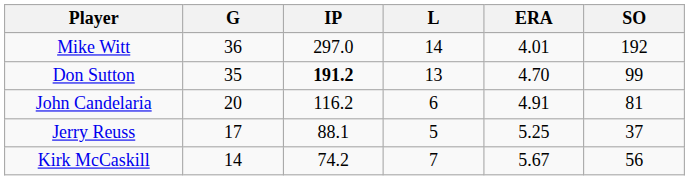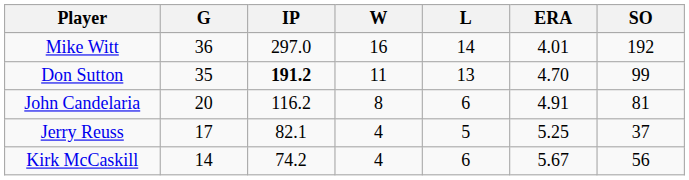+ column: (378, 18)
(333, 132) 88.1 -> (291, 132) 82.1
(434, 160) 7 -> (466, 160) 6
